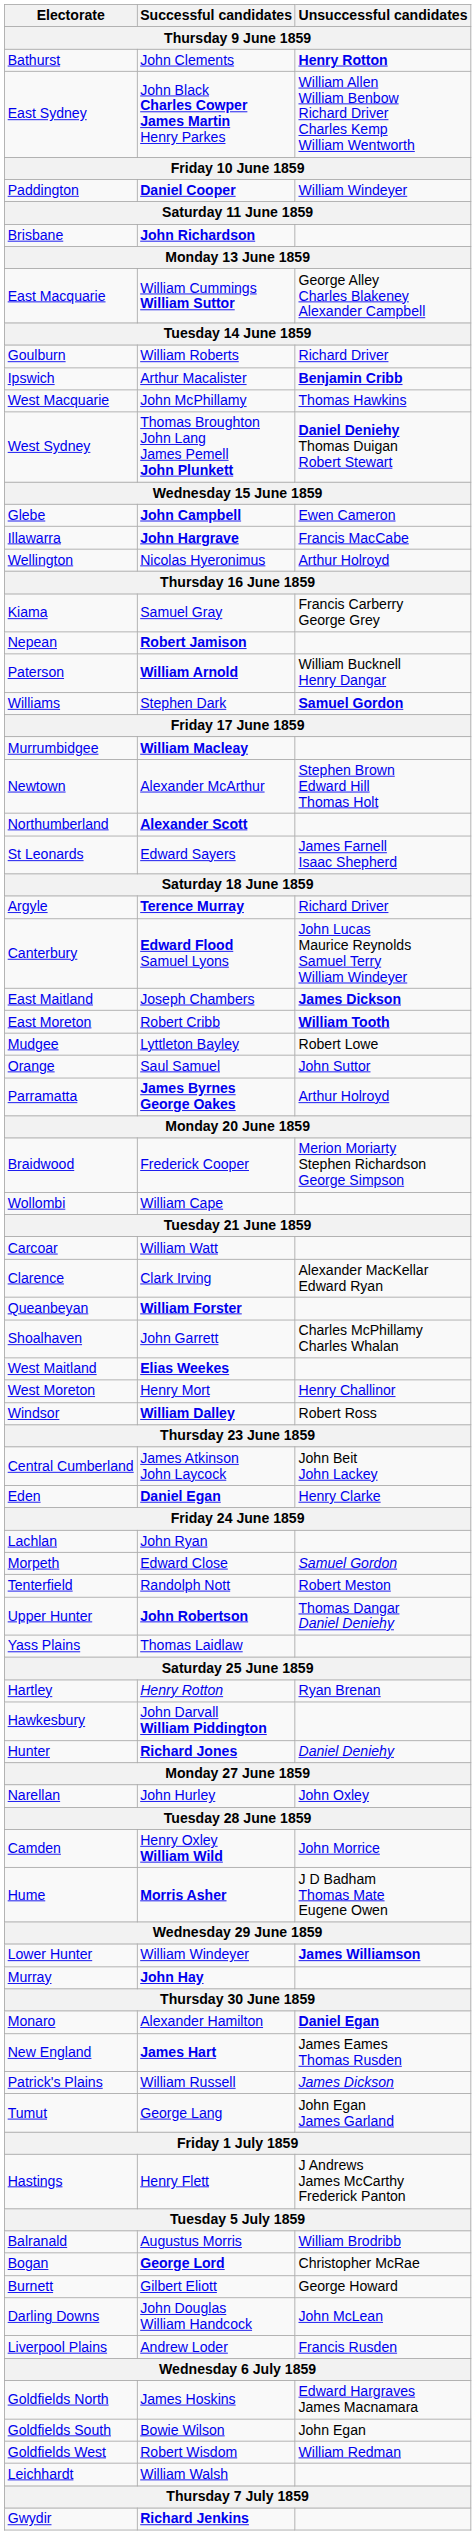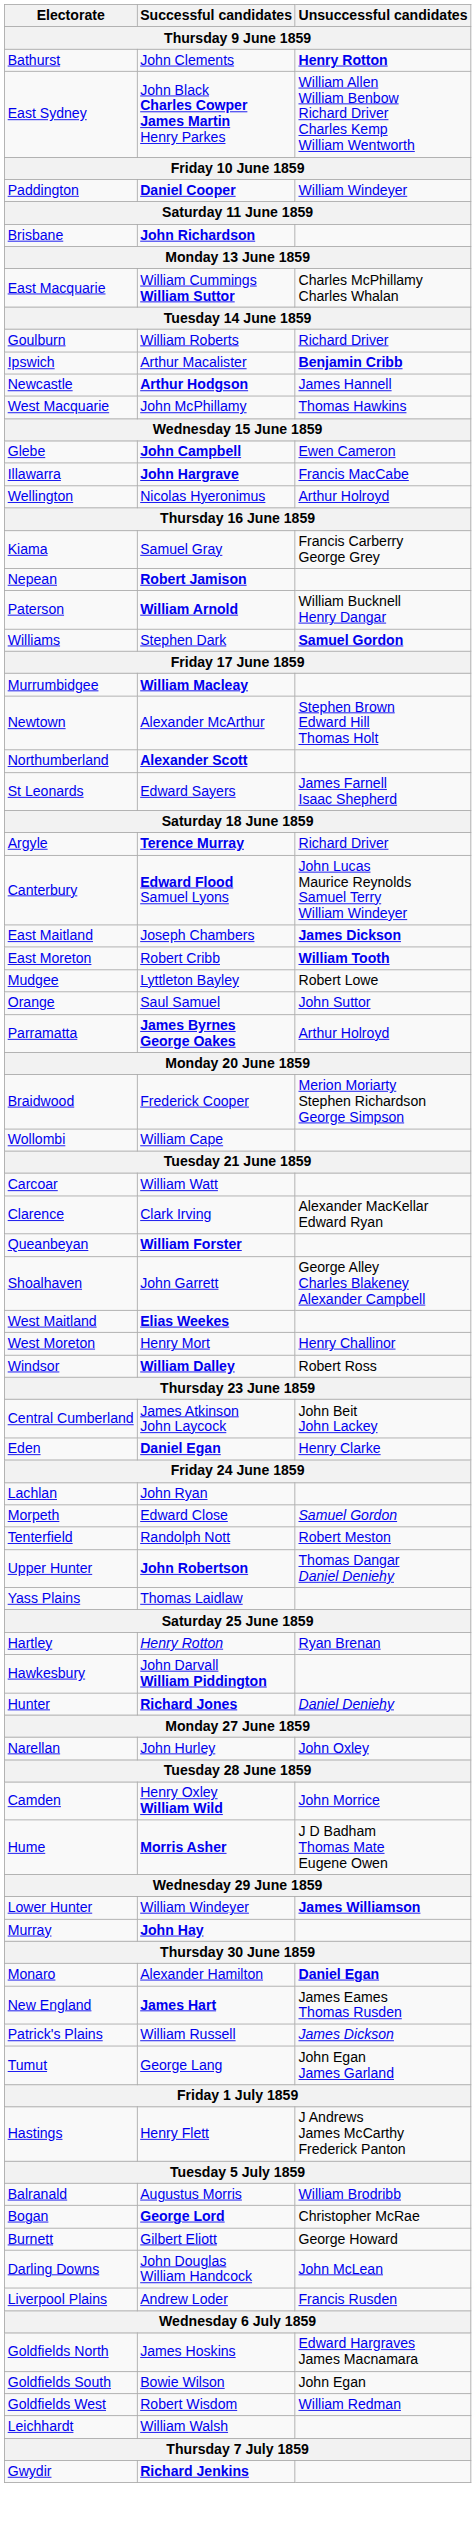(362, 295) George Alley Charles Blakeney Alexander Campbell -> (361, 287) Charles McPhillamy Charles Whalan
+ row: (40, 385)
- row: (49, 447)
(361, 1338) Charles McPhillamy Charles Whalan -> (362, 1283) George Alley Charles Blakeney Alexander Campbell
